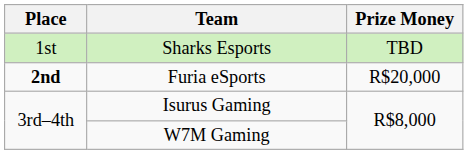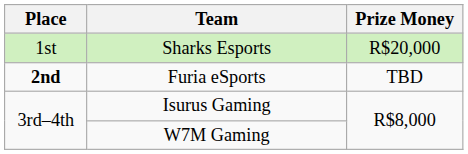(405, 47) TBD -> (405, 47) R$20,000
(405, 76) R$20,000 -> (405, 76) TBD
